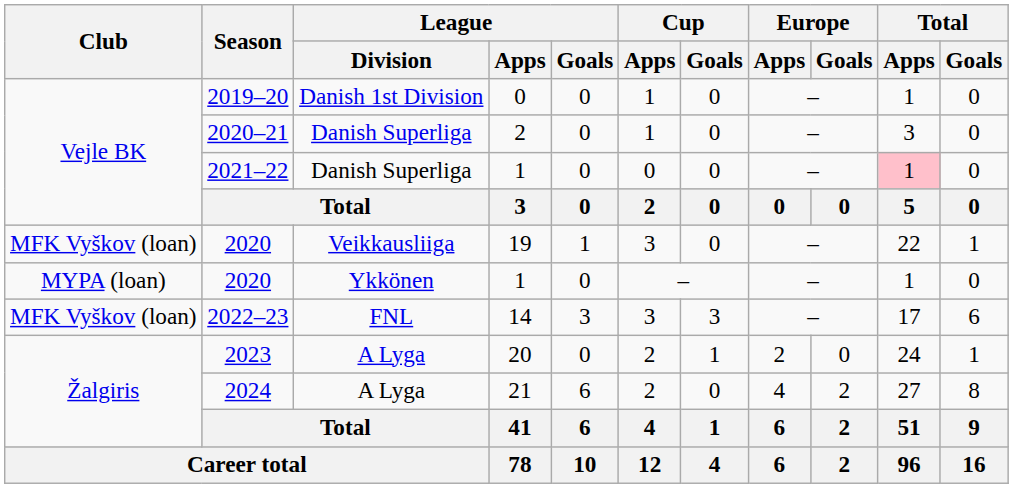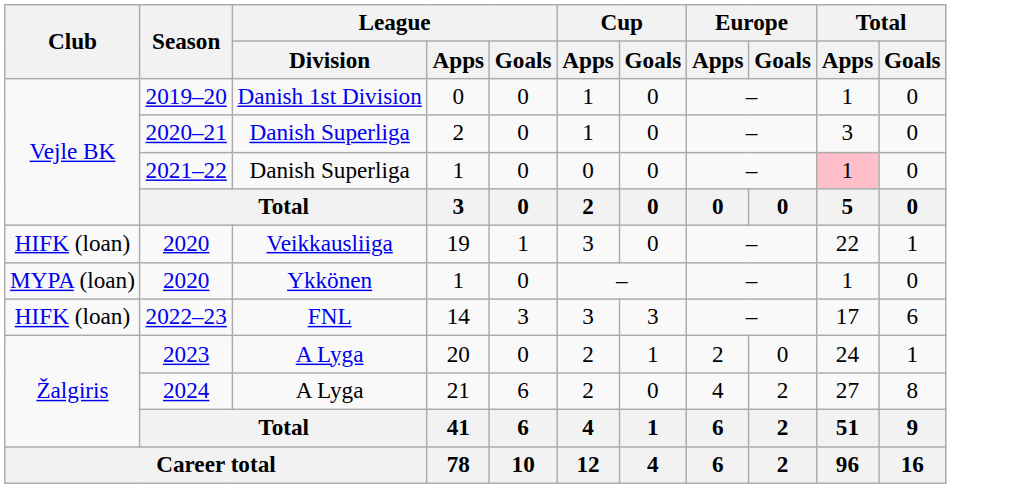(103, 243) MFK Vyškov (loan) -> (72, 243) HIFK (loan)
(103, 317) MFK Vyškov (loan) -> (72, 317) HIFK (loan)
